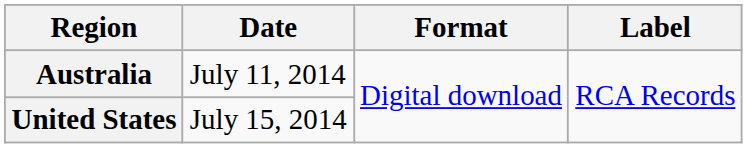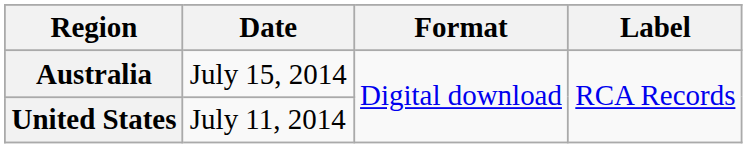(268, 73) July 11, 2014 -> (268, 73) July 15, 2014
(268, 119) July 15, 2014 -> (268, 119) July 11, 2014
